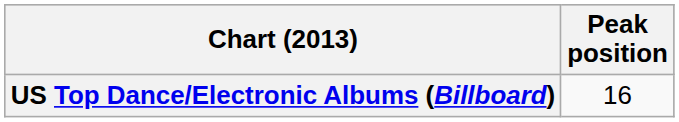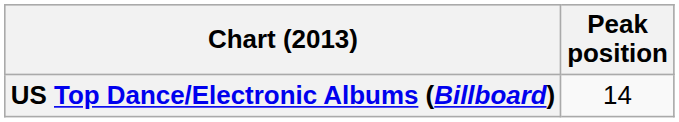(618, 95) 16 -> (618, 95) 14
